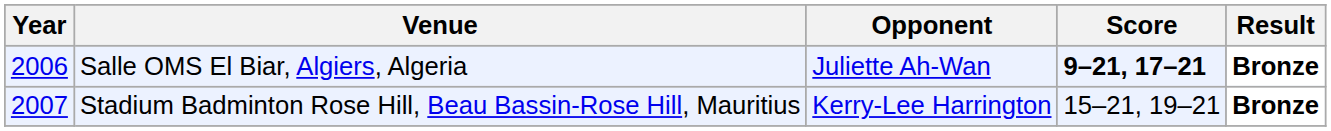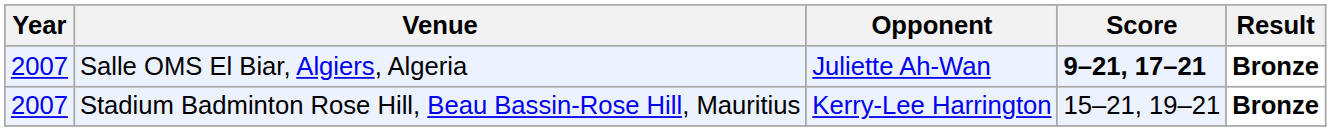(39, 66) 2006 -> (39, 66) 2007
